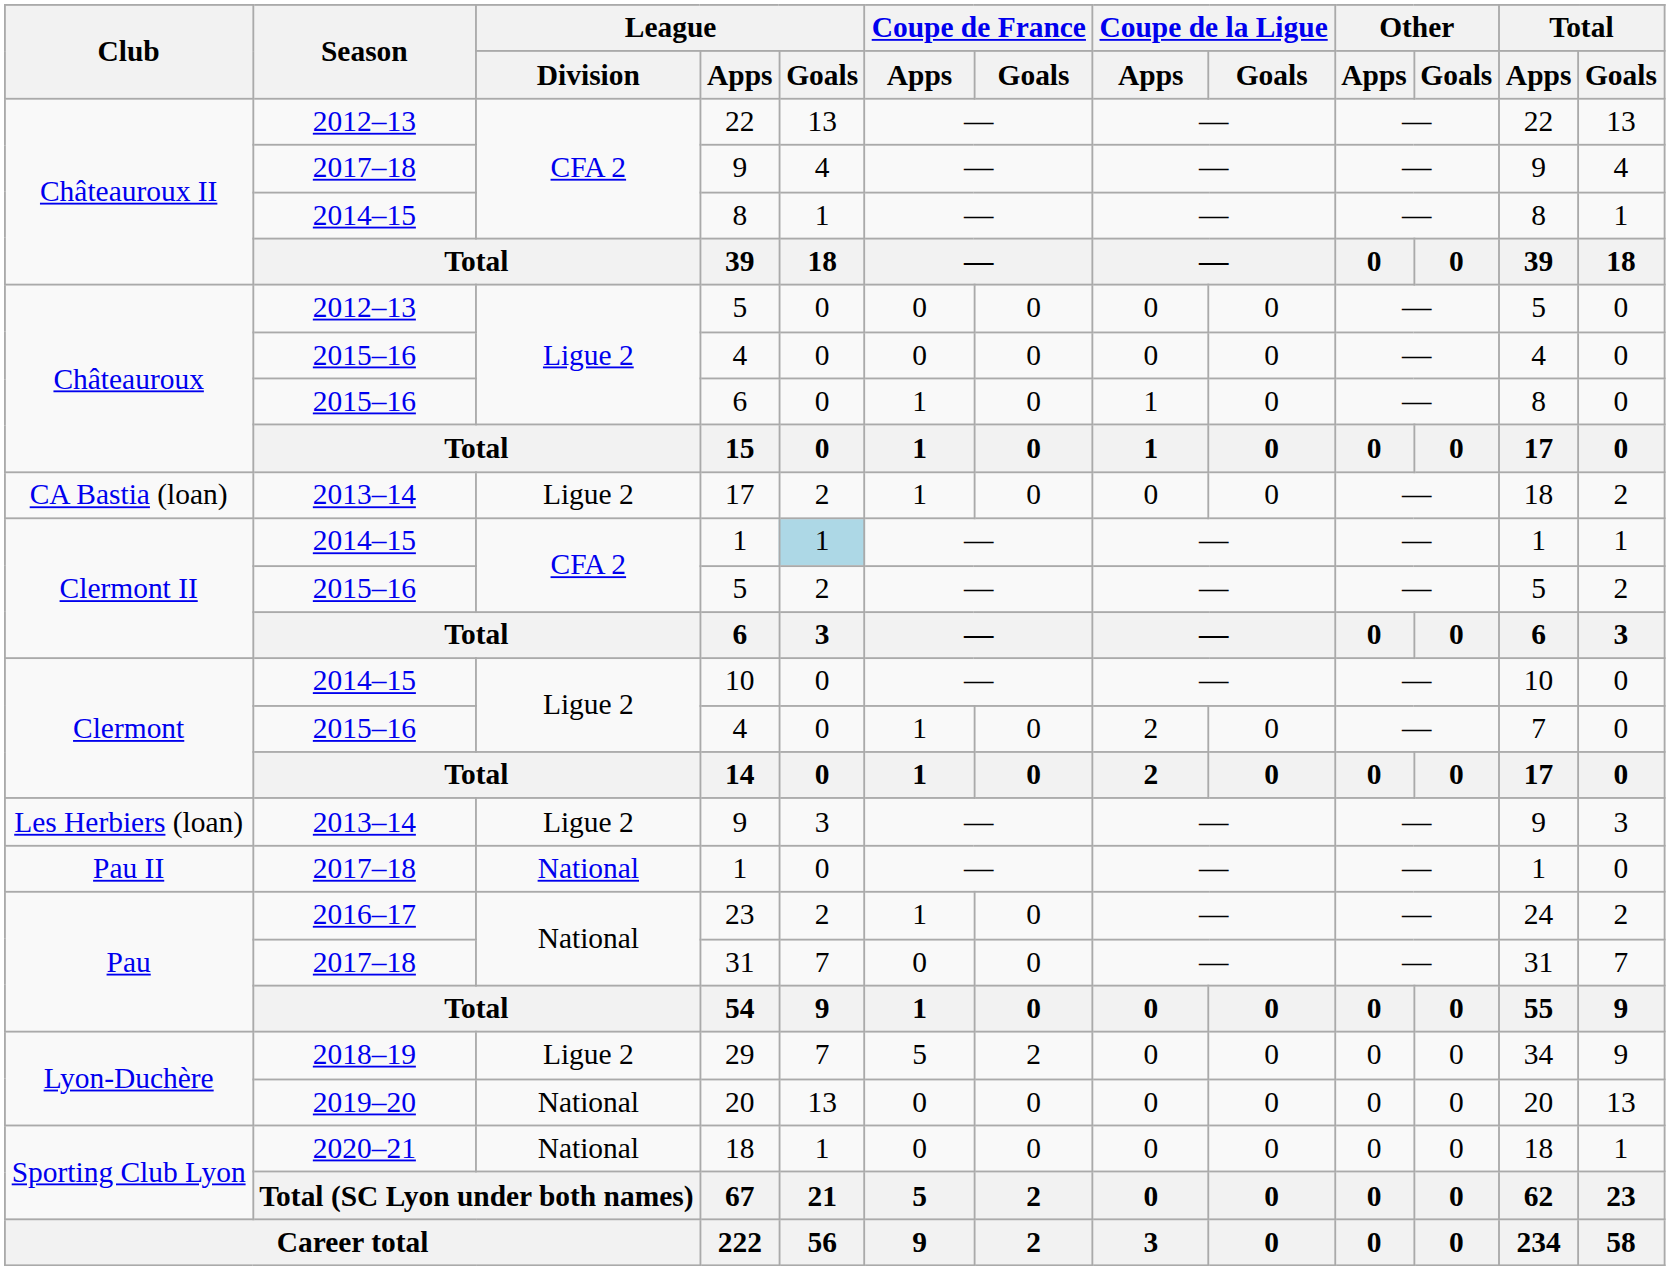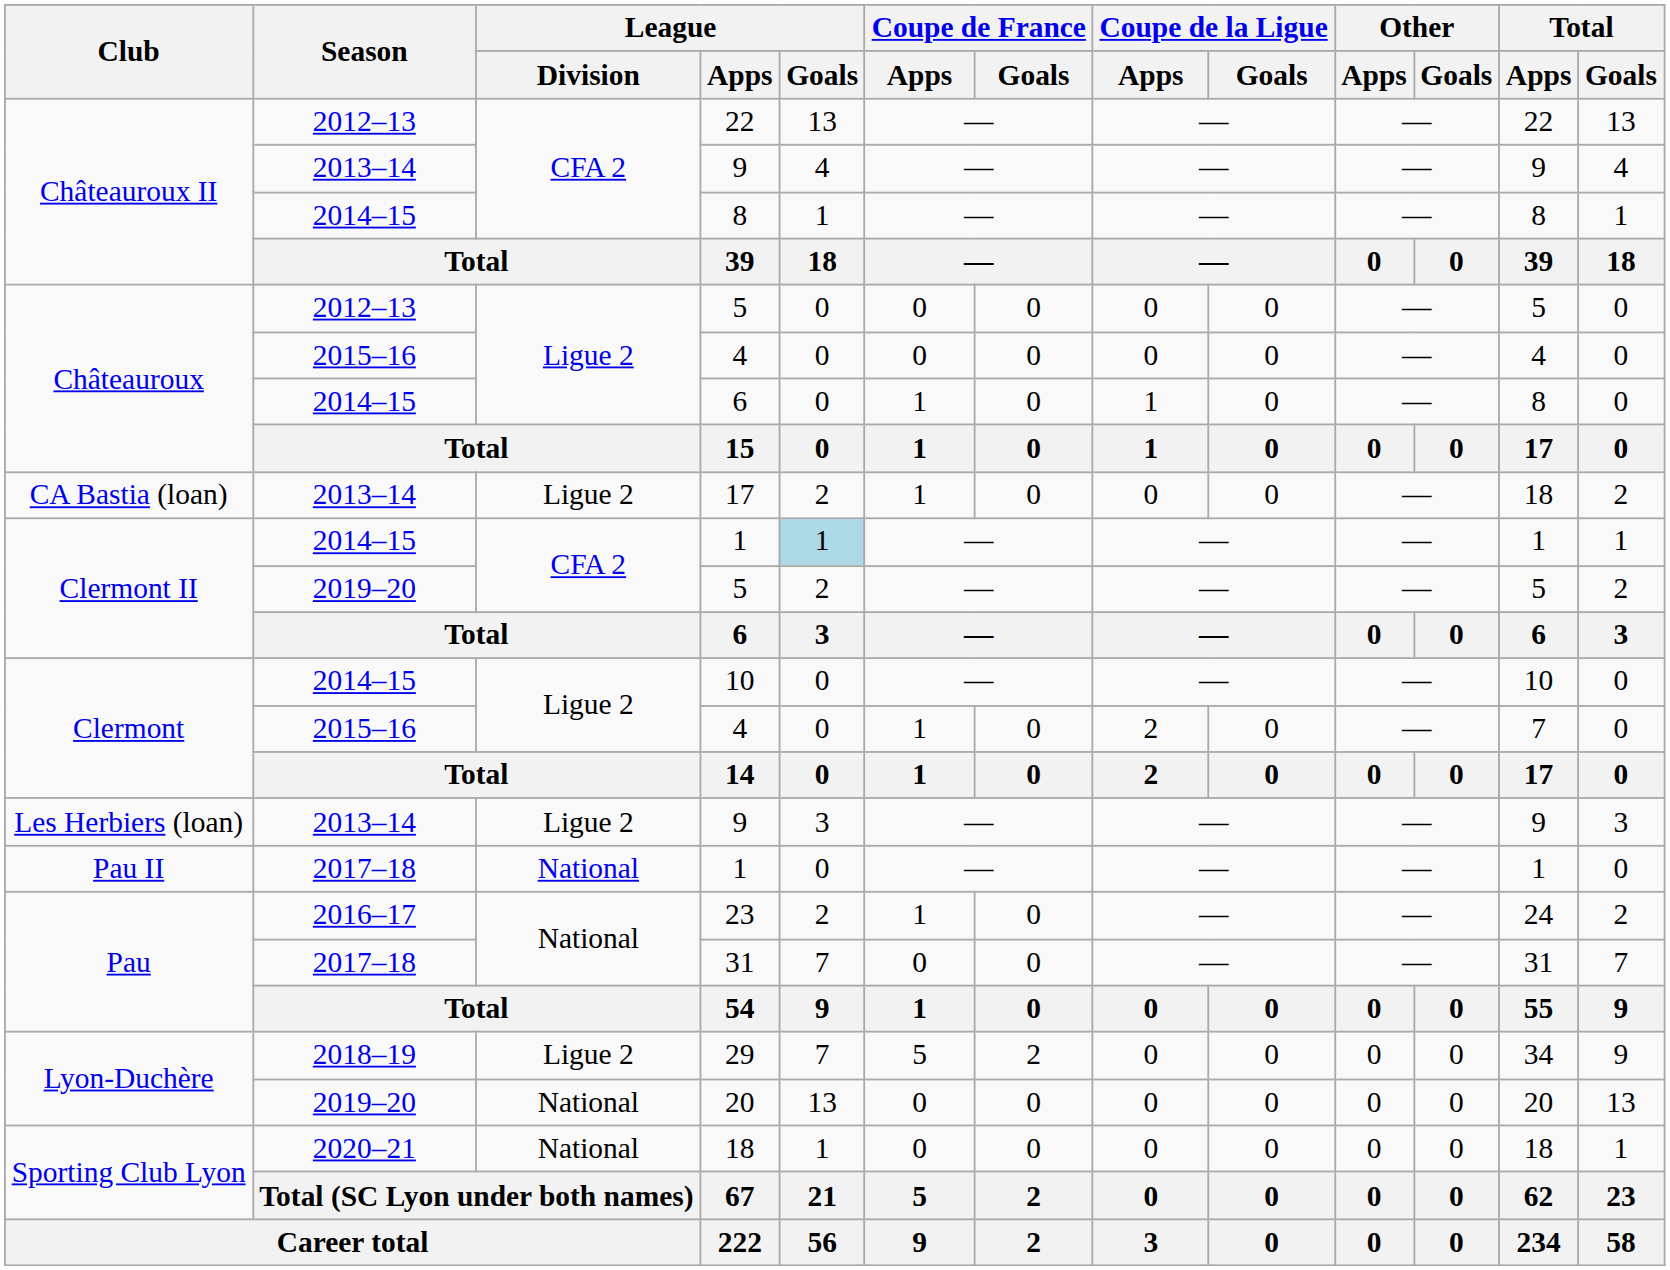(364, 167) 2017–18 -> (364, 167) 2013–14
(364, 401) 2015–16 -> (364, 401) 2014–15
(364, 588) 2015–16 -> (364, 588) 2019–20
